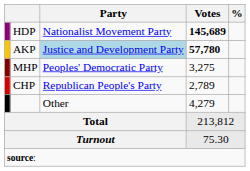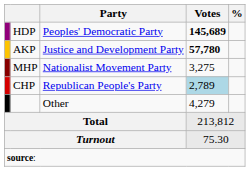(107, 31) Nationalist Movement Party -> (103, 31) Peoples' Democratic Party
(113, 49) lightblue background -> (113, 49) no background
(103, 67) Peoples' Democratic Party -> (107, 67) Nationalist Movement Party
(202, 85) no background -> (202, 85) lightblue background
